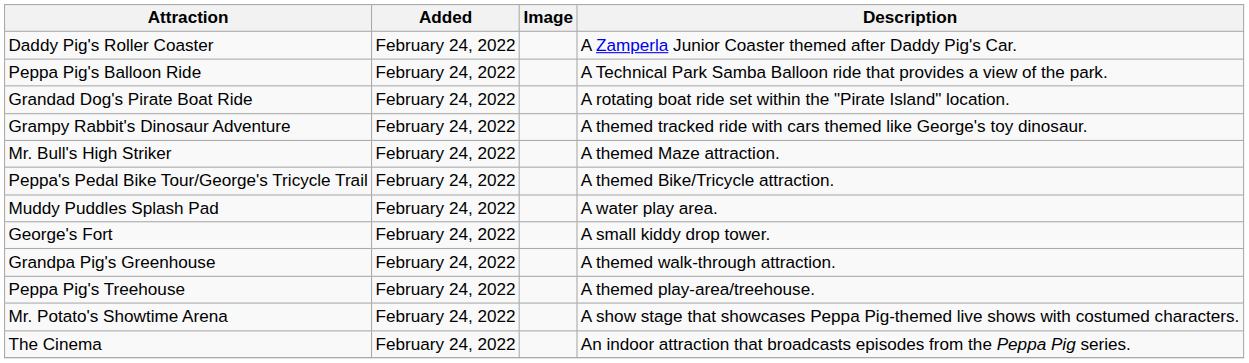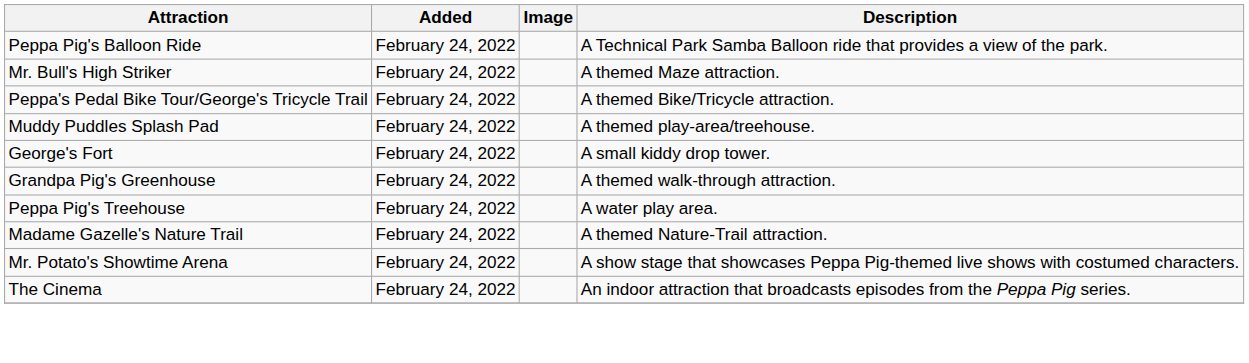- row: (111, 45)
- row: (131, 99)
- row: (150, 126)
(649, 208) A water play area. -> (698, 126) A themed play-area/treehouse.
(698, 289) A themed play-area/treehouse. -> (649, 208) A water play area.
+ row: (126, 235)
